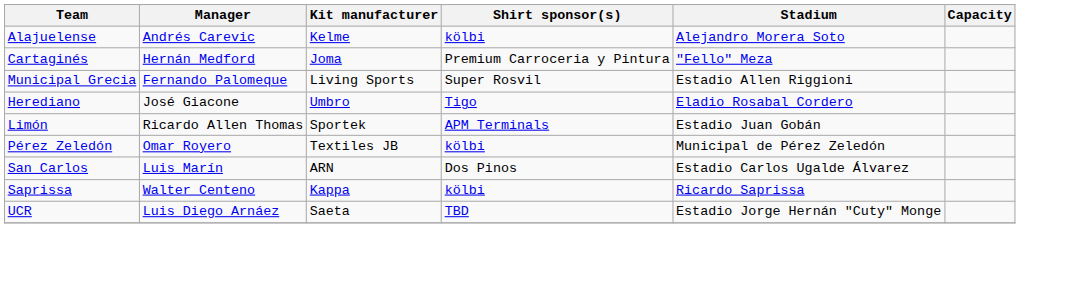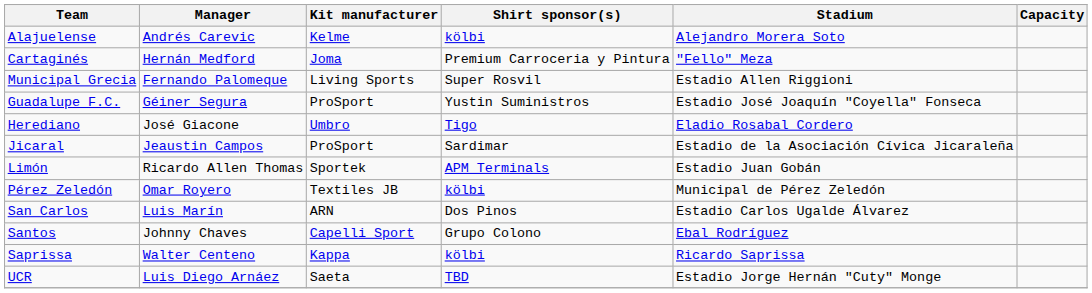+ row: (64, 103)
+ row: (36, 146)
+ row: (32, 234)
